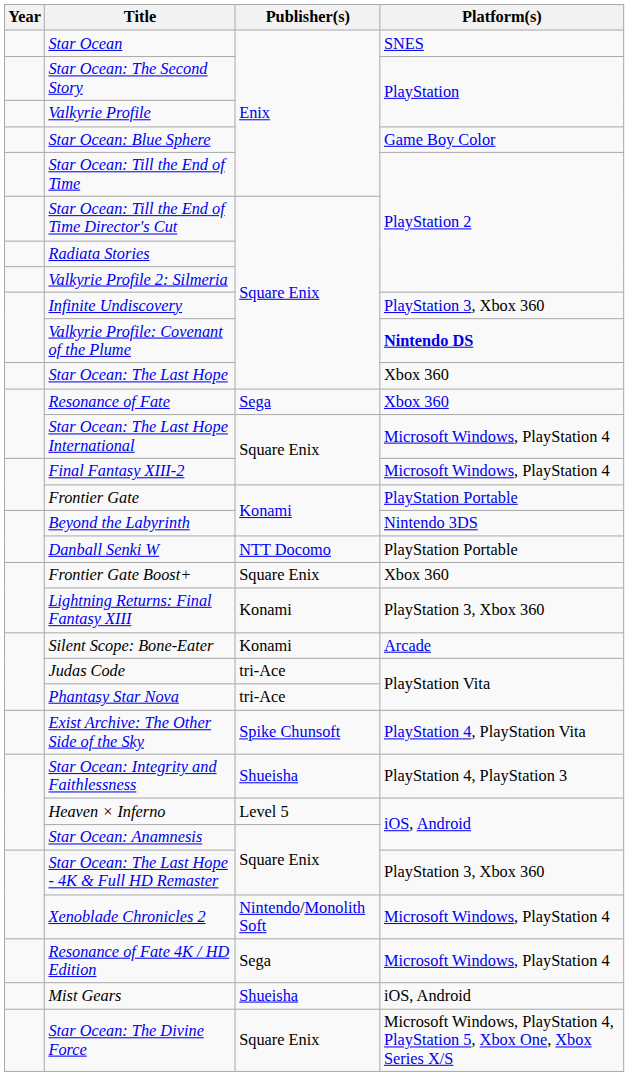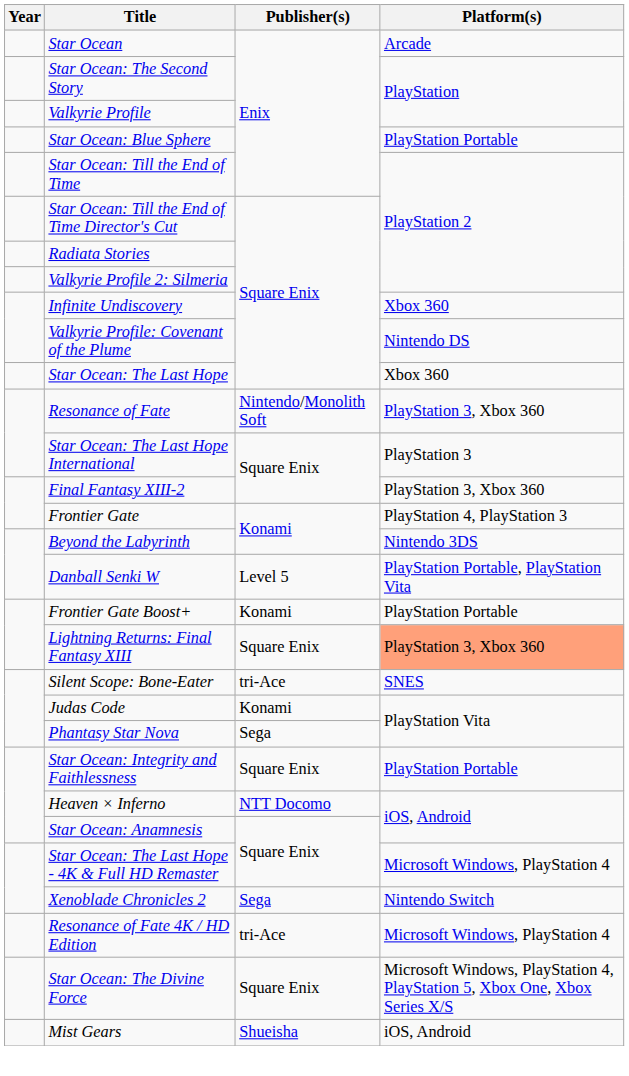(404, 43) SNES -> (408, 43) Arcade
(440, 139) Game Boy Color -> (451, 139) PlayStation Portable
(464, 305) PlayStation 3, Xbox 360 -> (416, 305) Xbox 360
(429, 340) bold -> (427, 340) normal
(255, 401) Sega -> (302, 410) Nintendo/Monolith Soft
(416, 401) Xbox 360 -> (464, 410) PlayStation 3, Xbox 360
(497, 436) Microsoft Windows, PlayStation 4 -> (428, 454) PlayStation 3
(497, 471) Microsoft Windows, PlayStation 4 -> (464, 489) PlayStation 3, Xbox 360
(451, 497) PlayStation Portable -> (476, 515) PlayStation 4, PlayStation 3
(285, 549) NTT Docomo -> (264, 576) Level 5
(451, 549) PlayStation Portable -> (493, 576) PlayStation Portable, PlayStation Vita
(279, 575) Square Enix -> (265, 611) Konami
(416, 575) Xbox 360 -> (451, 611) PlayStation Portable
(265, 610) Konami -> (279, 646) Square Enix
(464, 610) no background -> (464, 646) lightsalmon background
(265, 645) Konami -> (262, 681) tri-Ace
(408, 645) Arcade -> (404, 681) SNES
(262, 671) tri-Ace -> (265, 707) Konami
(262, 697) tri-Ace -> (255, 733) Sega
- row: (130, 732)
(269, 776) Shueisha -> (279, 768) Square Enix
(476, 776) PlayStation 4, PlayStation 3 -> (451, 768) PlayStation Portable
(264, 811) Level 5 -> (285, 803) NTT Docomo
(464, 872) PlayStation 3, Xbox 360 -> (497, 864) Microsoft Windows, PlayStation 4
(302, 916) Nintendo/Monolith Soft -> (255, 899) Sega
(497, 916) Microsoft Windows, PlayStation 4 -> (439, 899) Nintendo Switch
(255, 960) Sega -> (262, 934) tri-Ace
rows swapped: (85, 995) <-> (126, 1040)
